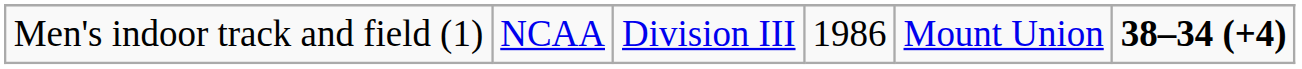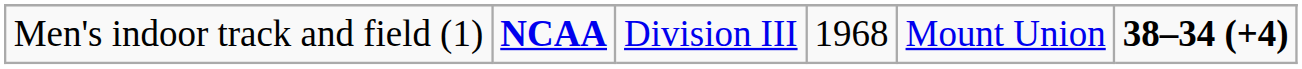(553, 33) normal -> (554, 33) bold
(850, 33) 1986 -> (852, 33) 1968
